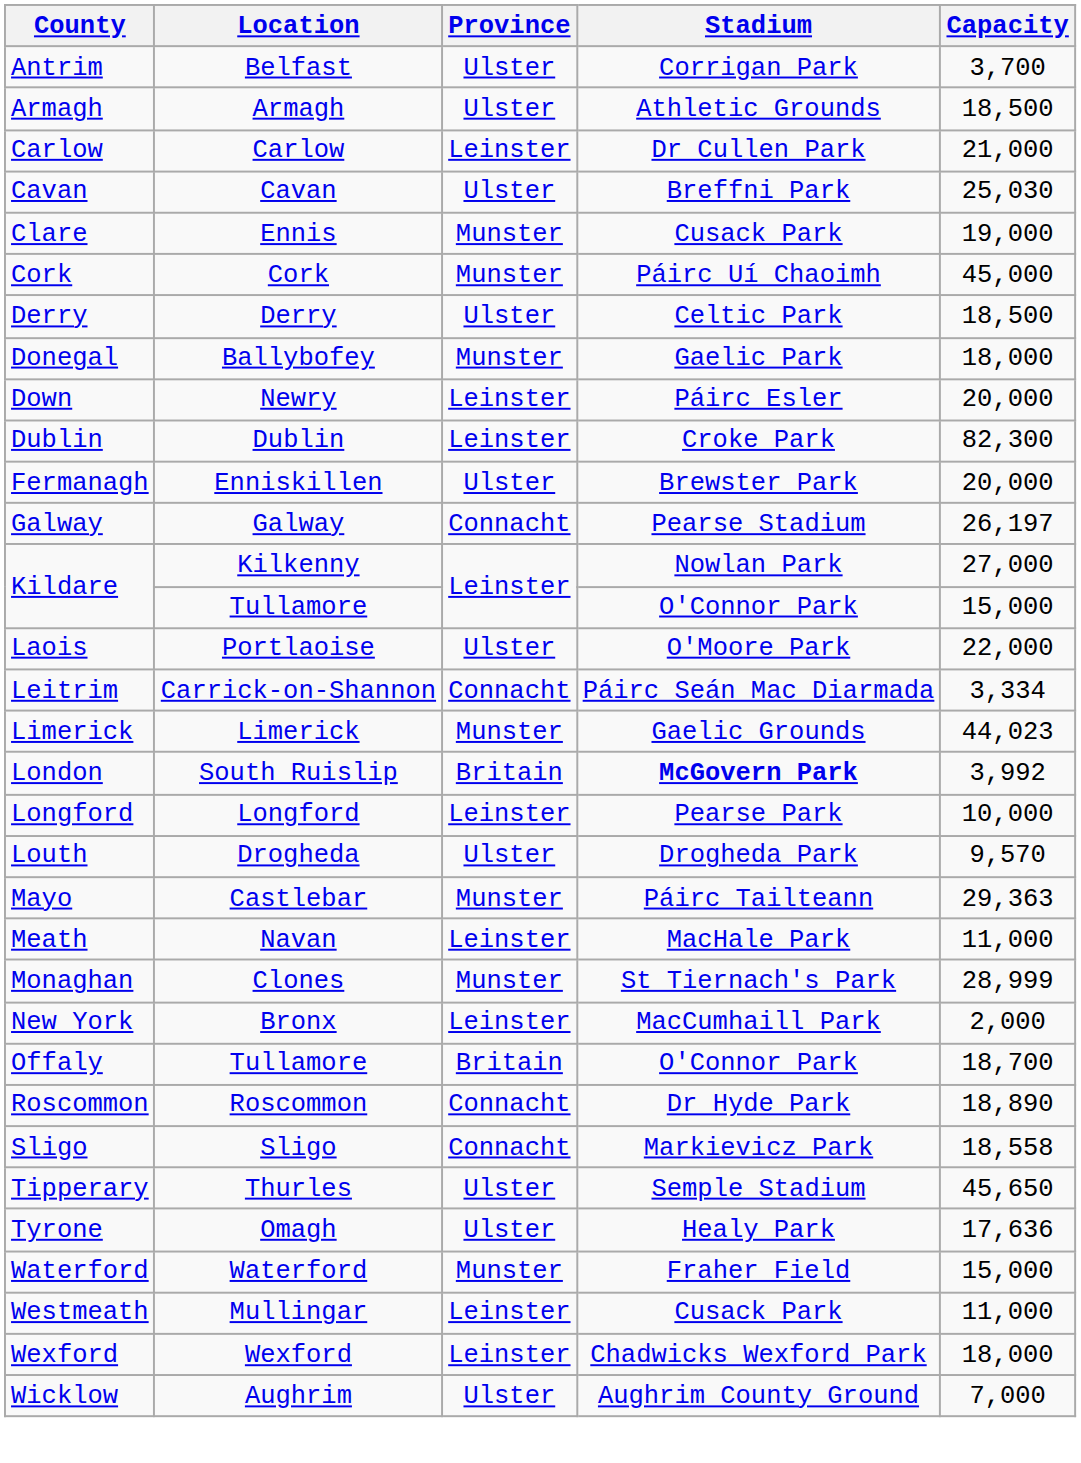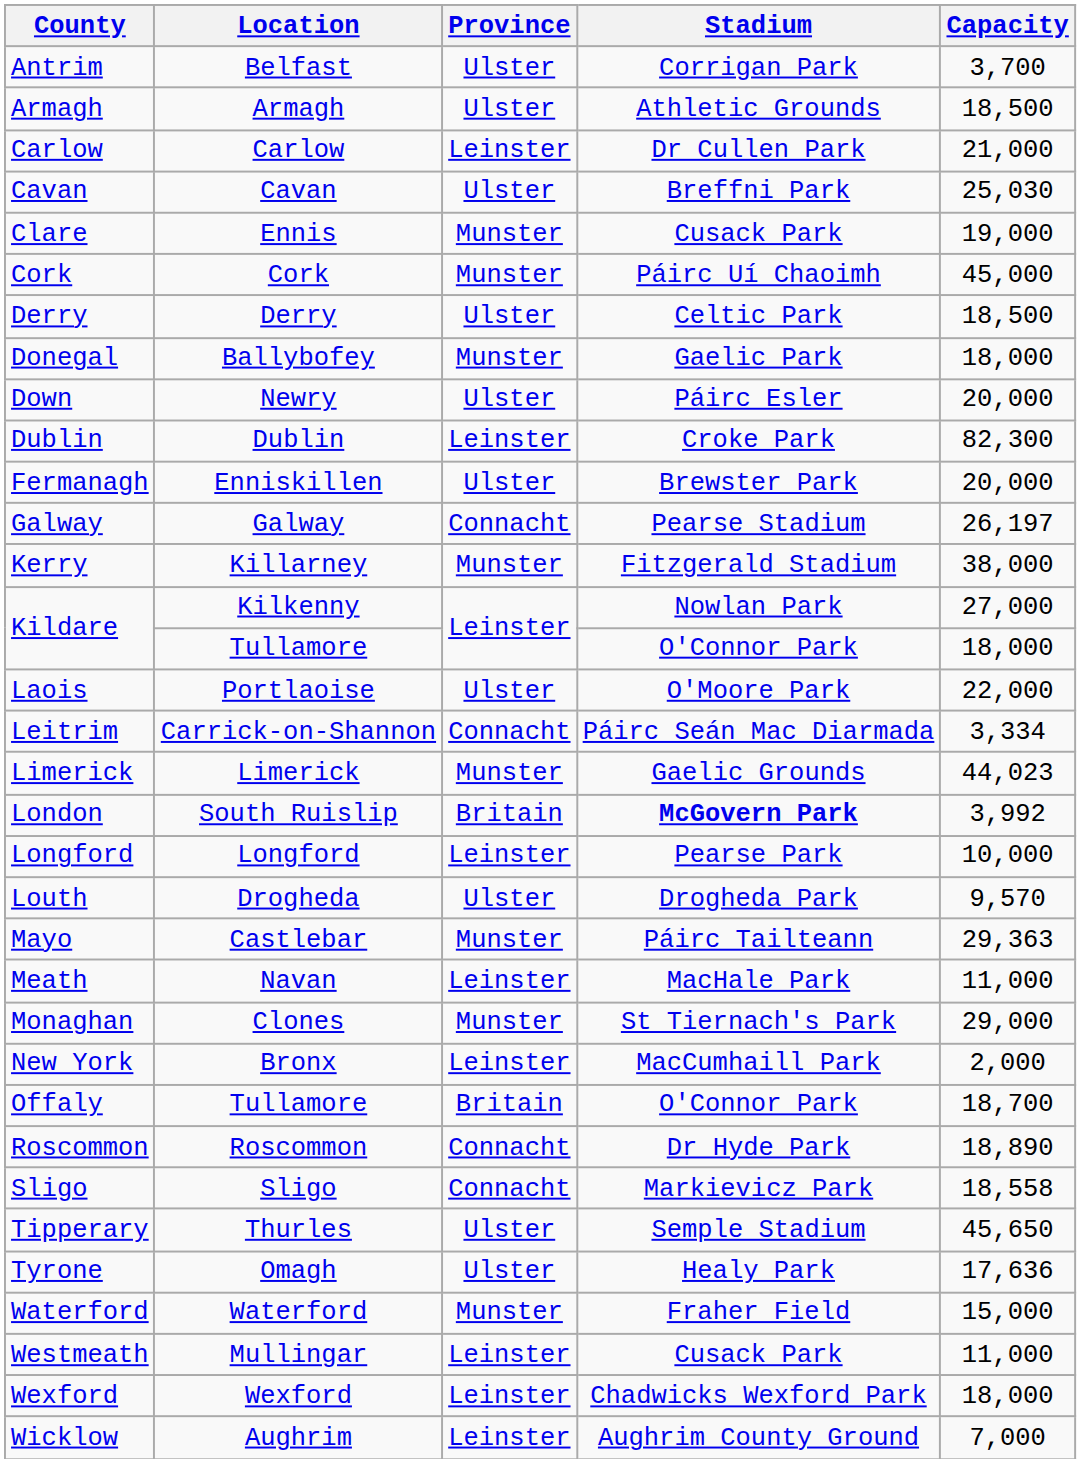(509, 399) Leinster -> (509, 399) Ulster
+ row: (49, 566)
(1008, 607) 15,000 -> (1008, 649) 18,000
(1008, 981) 28,999 -> (1008, 1022) 29,000
(509, 1396) Ulster -> (509, 1438) Leinster
